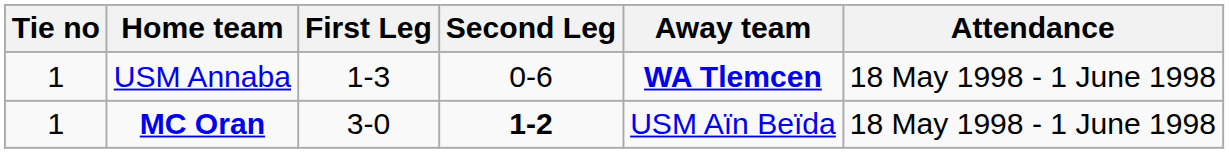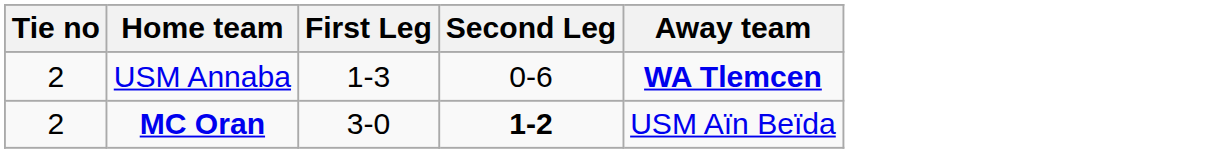- column: (1033, 28)
(56, 76) 1 -> (56, 76) 2
(56, 123) 1 -> (56, 123) 2
